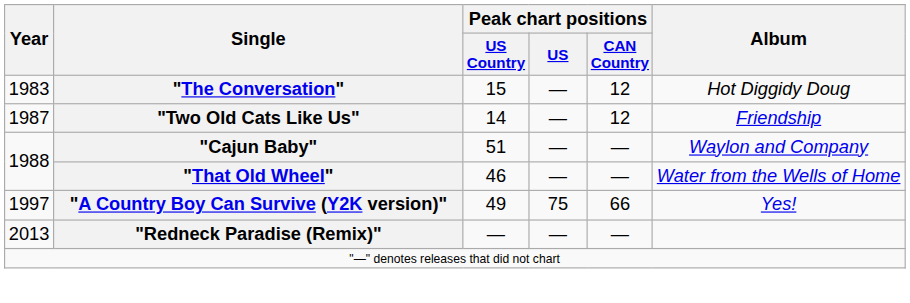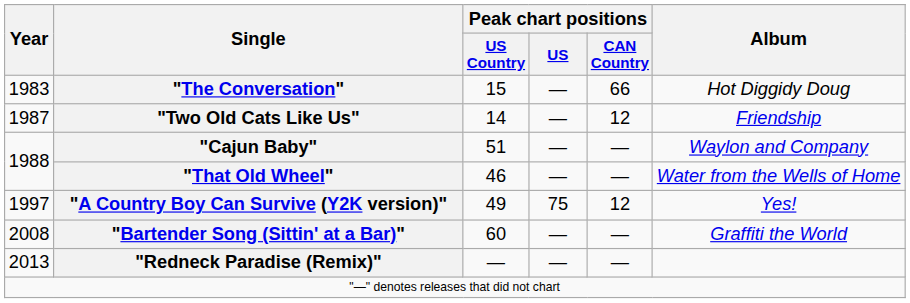(620, 89) 12 -> (620, 89) 66
(620, 204) 66 -> (620, 204) 12
+ row: (258, 233)
